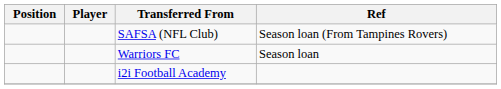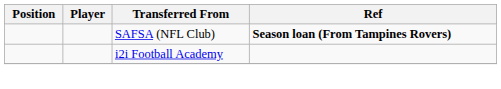(353, 34) normal -> (352, 34) bold
- row: (149, 53)
